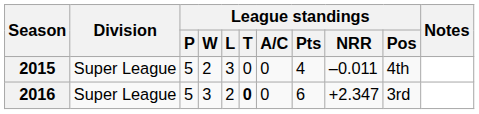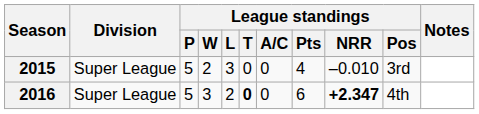(353, 69) –0.011 -> (354, 69) –0.010
(398, 69) 4th -> (399, 69) 3rd
(354, 95) normal -> (354, 95) bold
(399, 95) 3rd -> (398, 95) 4th
